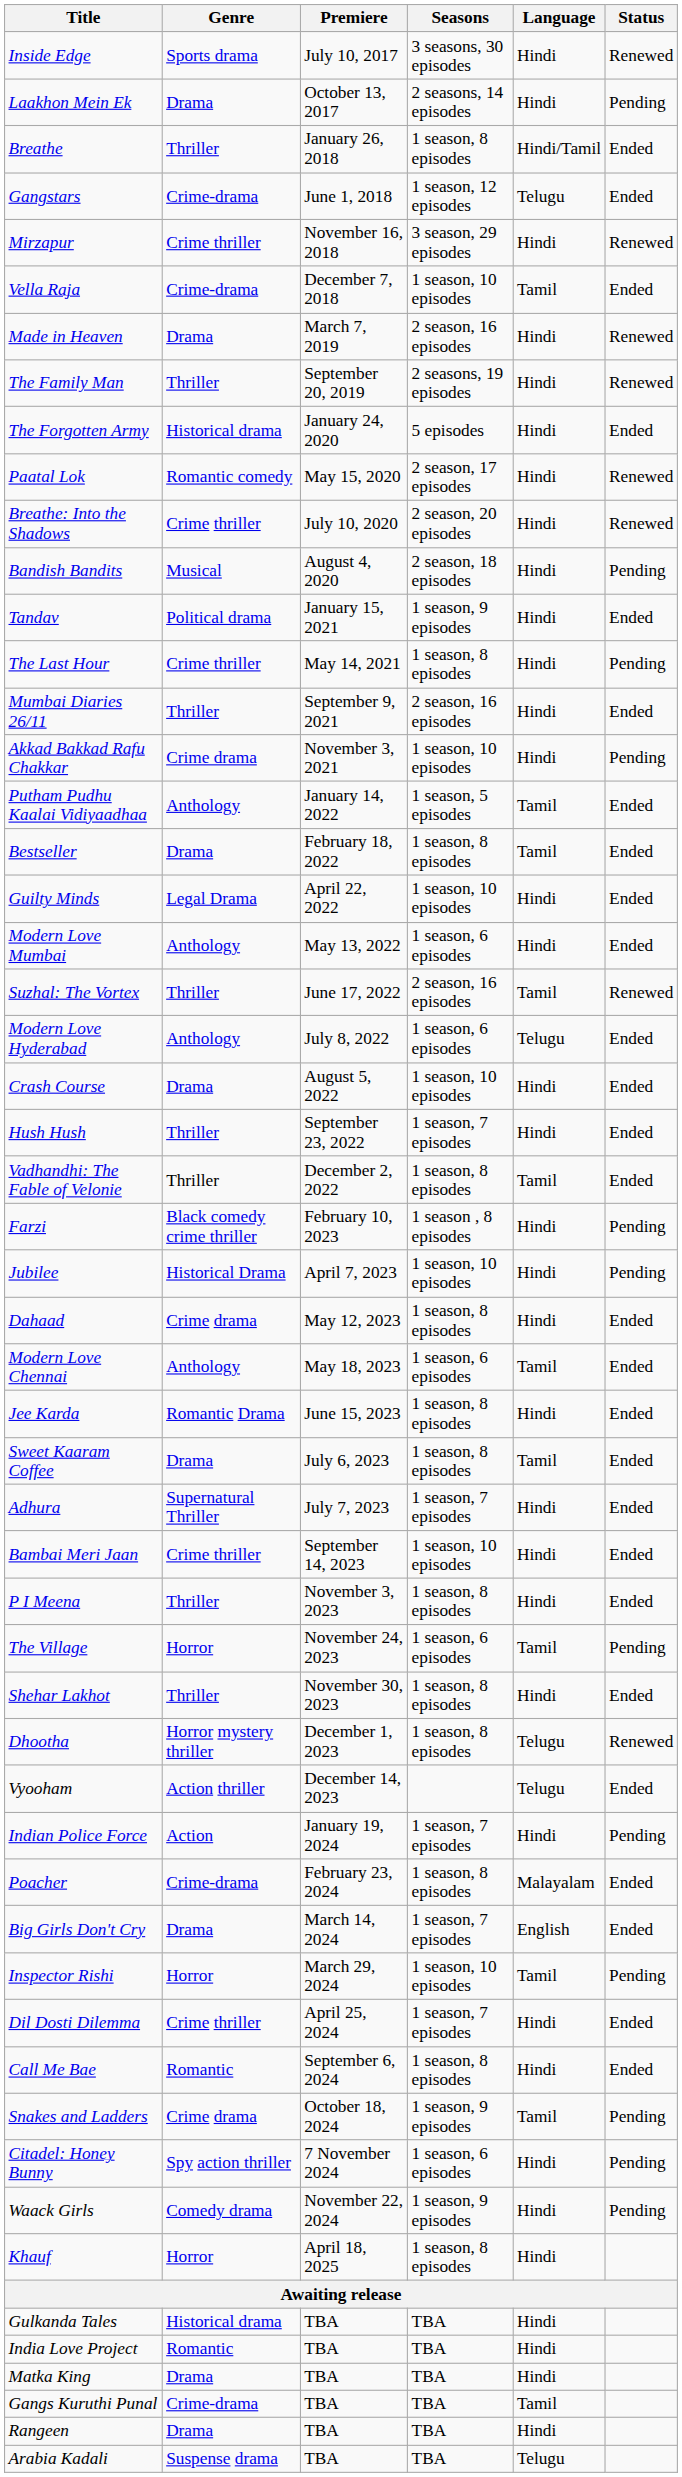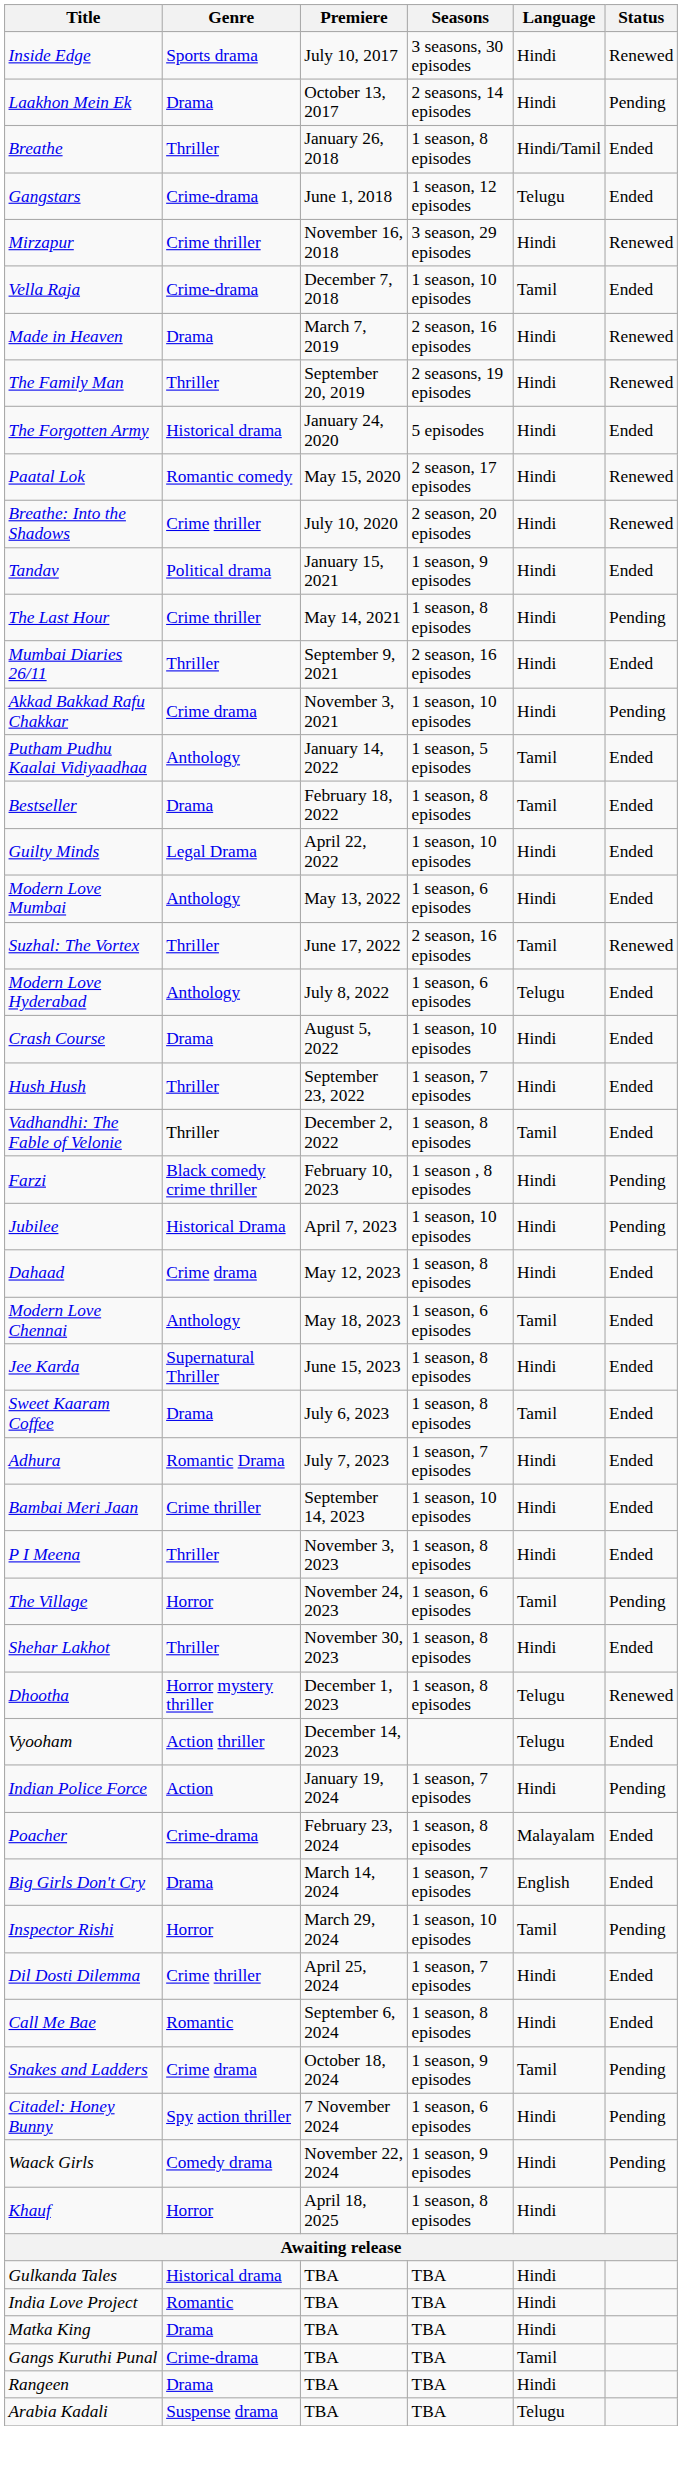- row: (65, 570)
(225, 1413) Romantic Drama -> (210, 1366) Supernatural Thriller
(210, 1507) Supernatural Thriller -> (225, 1460) Romantic Drama
